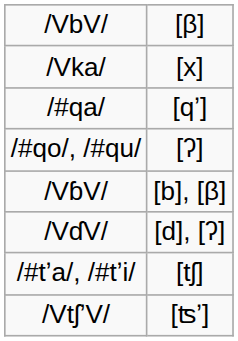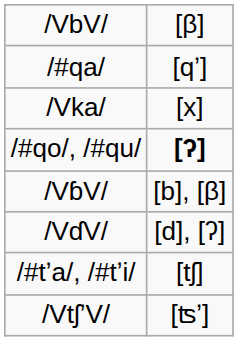rows swapped: (76, 66) <-> (76, 107)
(190, 149) normal -> (190, 149) bold
